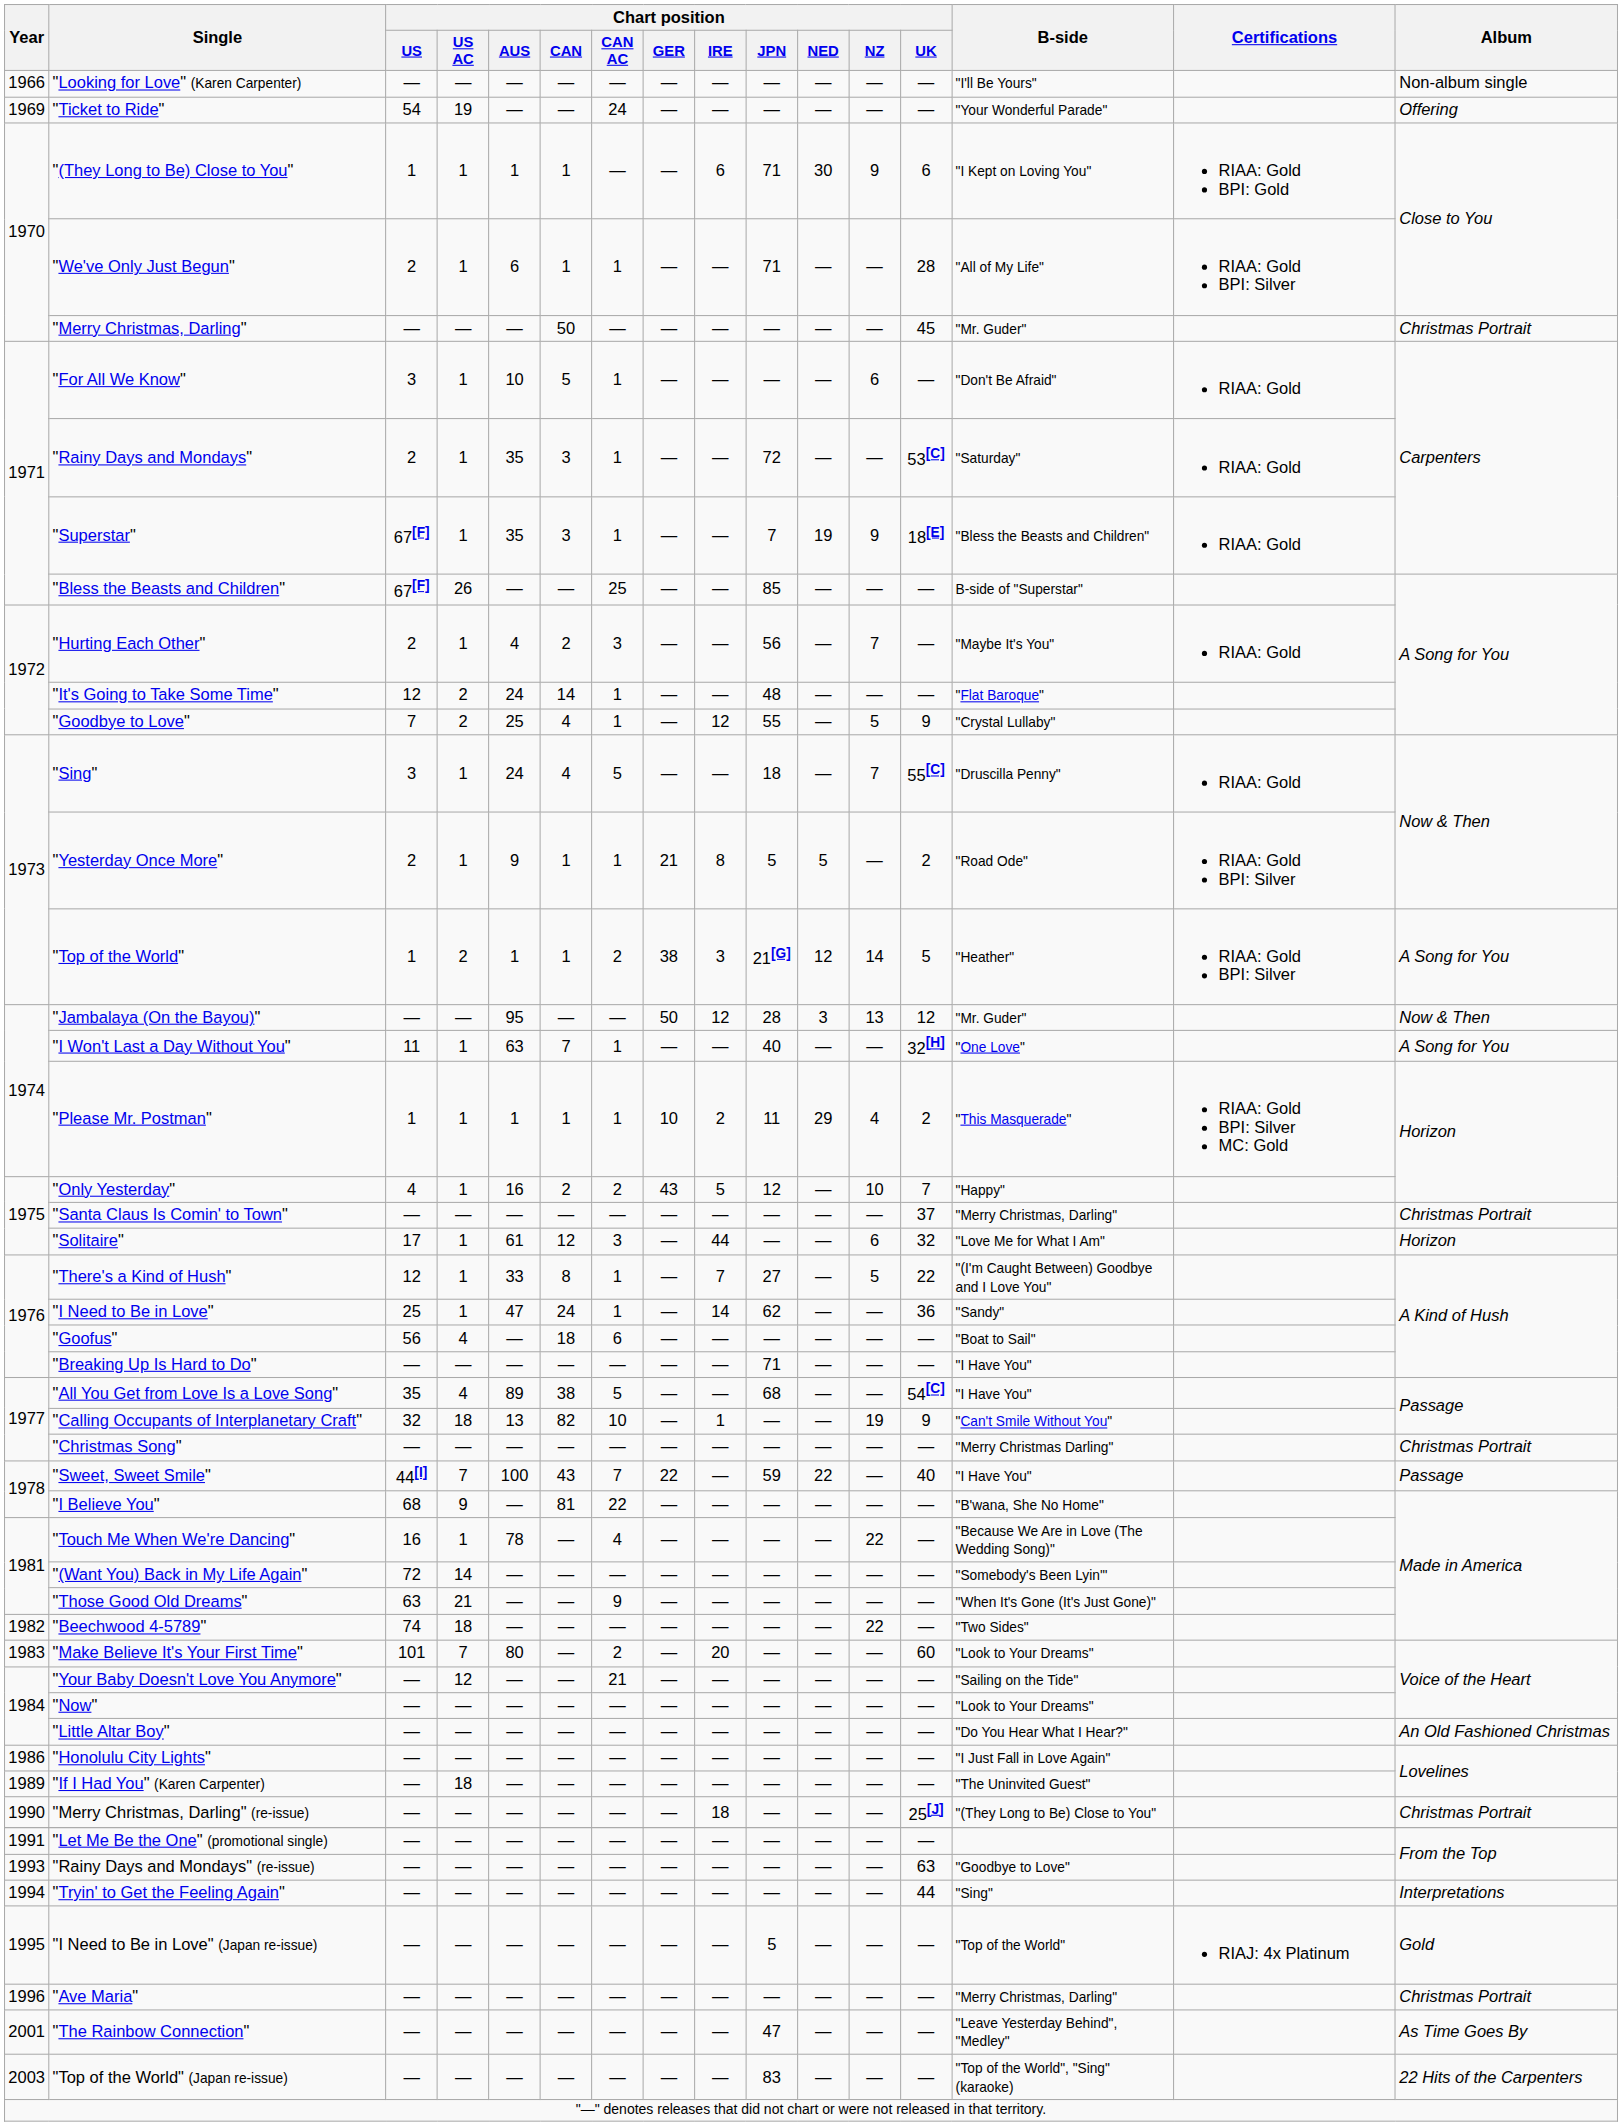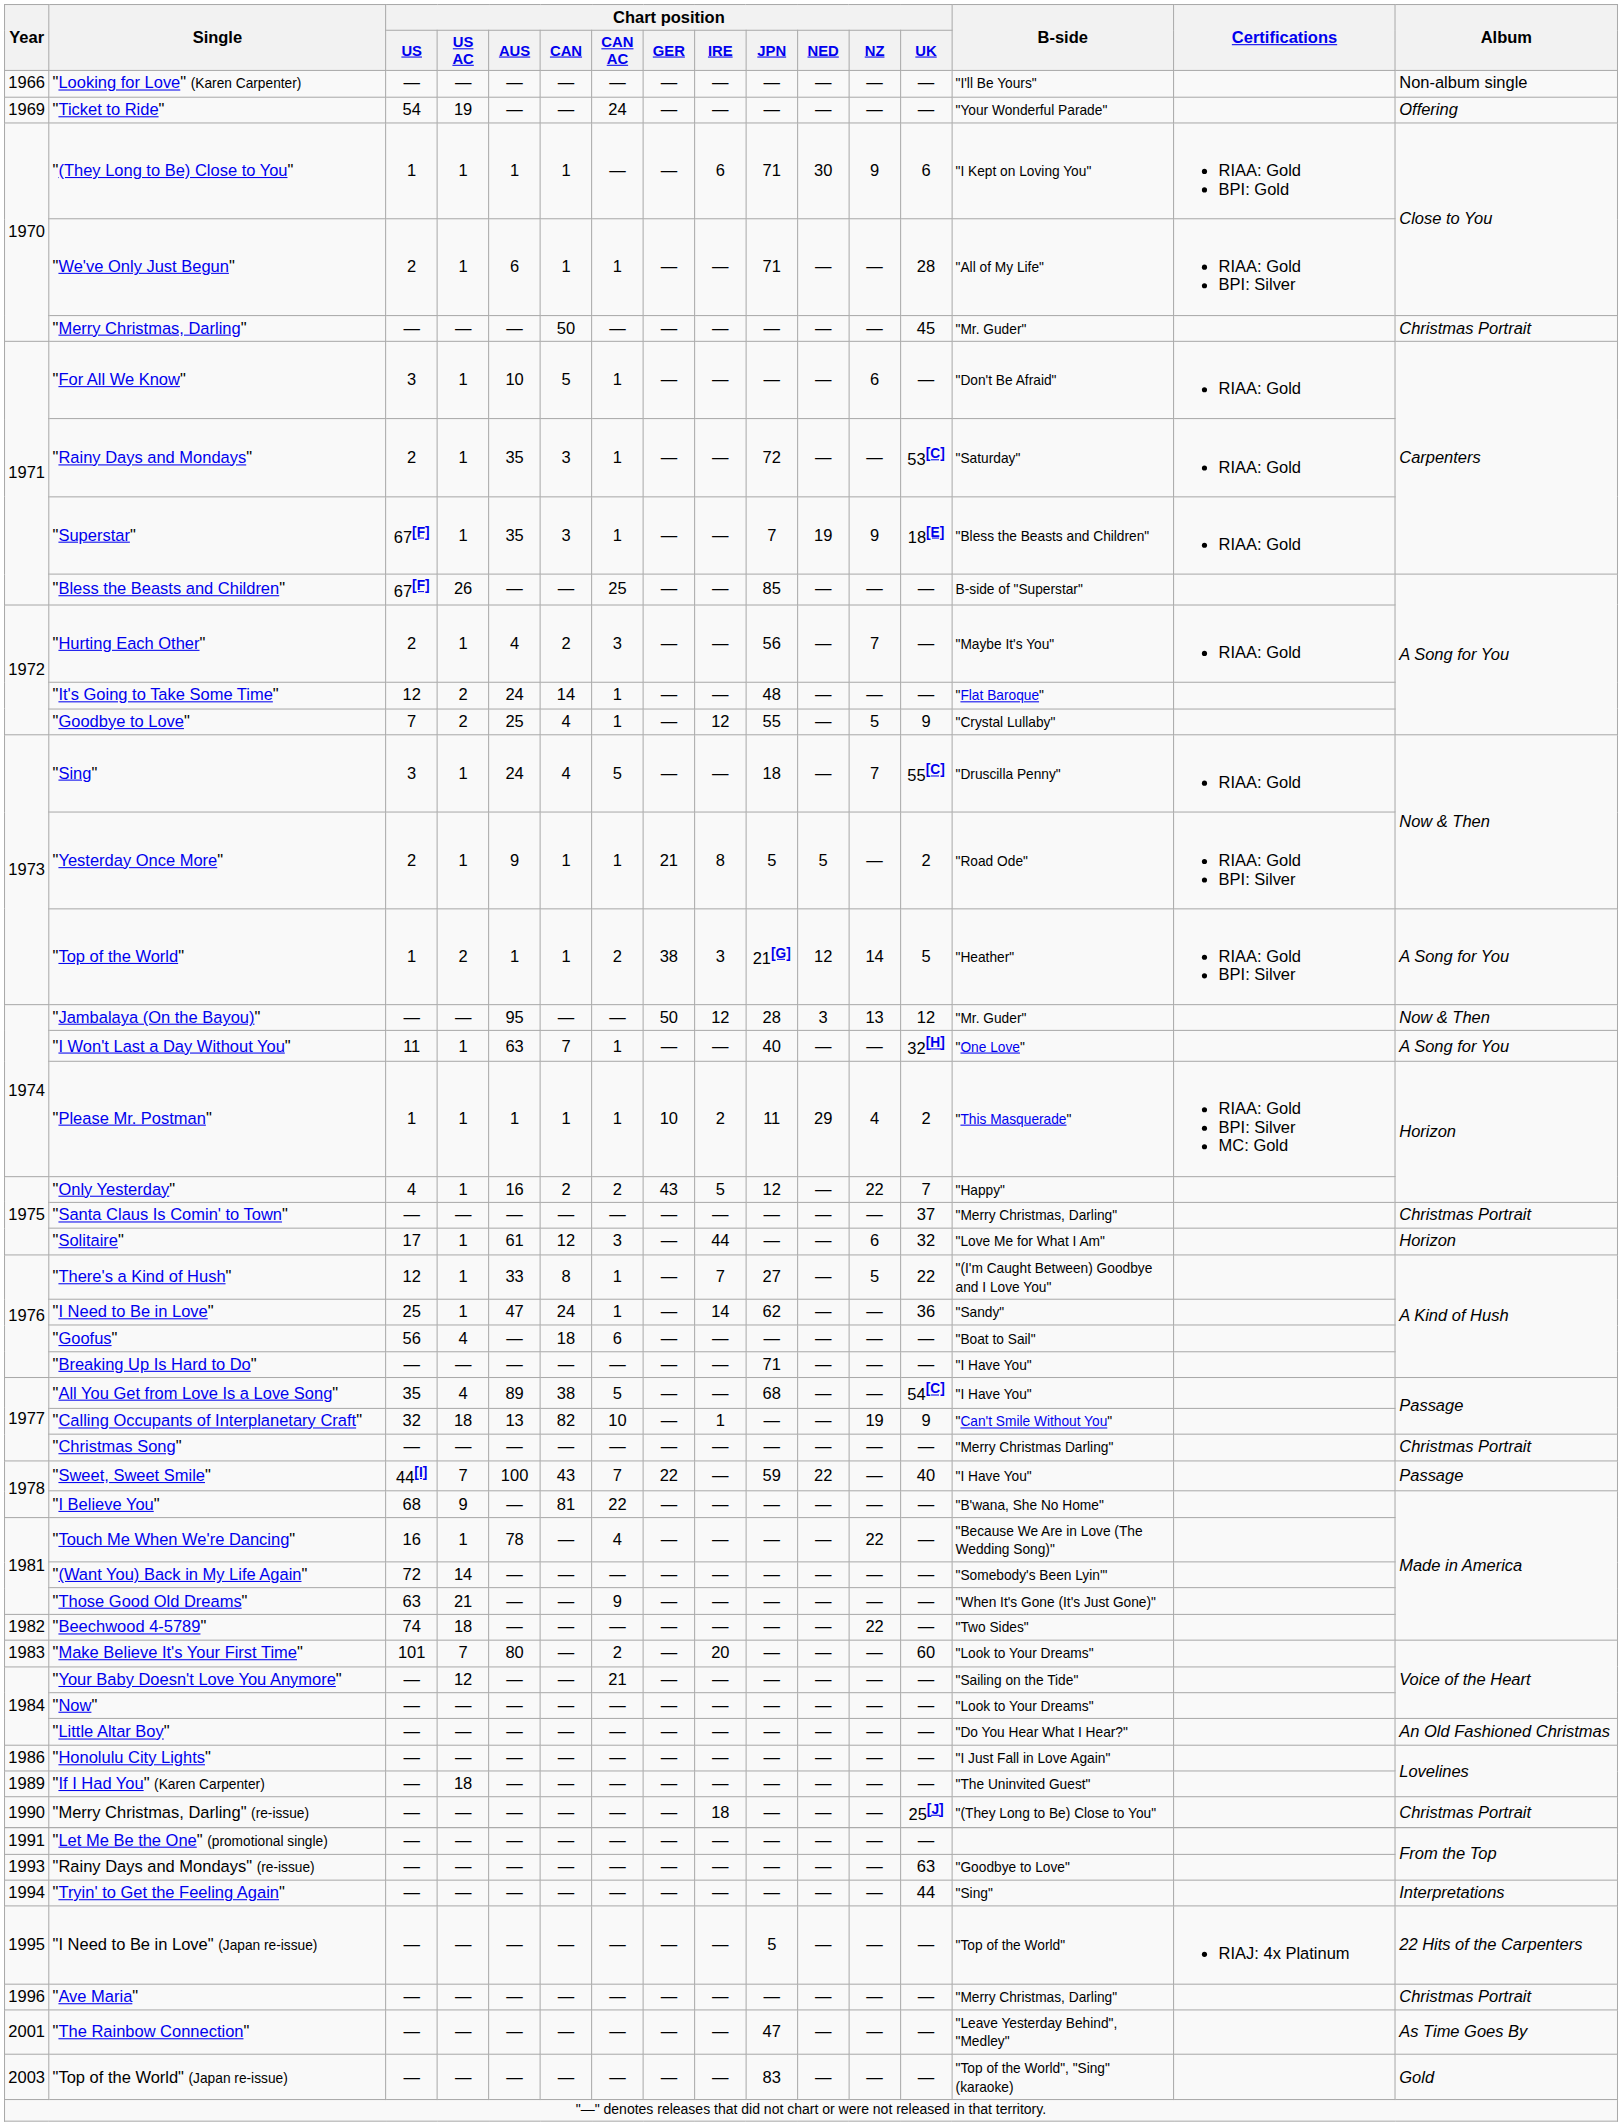(875, 1189) 10 -> (875, 1189) 22
(1417, 1944) Gold -> (1491, 1944) 22 Hits of the Carpenters
(1491, 2076) 22 Hits of the Carpenters -> (1417, 2076) Gold
